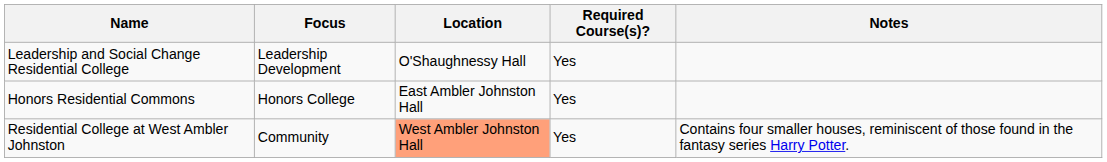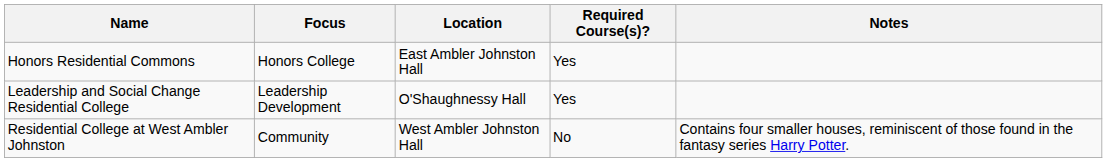rows swapped: (101, 99) <-> (104, 61)
(469, 138) lightsalmon background -> (469, 138) no background
(565, 138) Yes -> (562, 138) No
